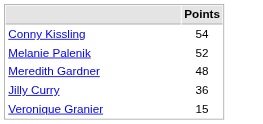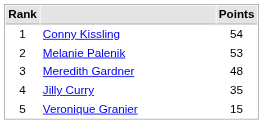+ column: (23, 15)
(202, 53) 52 -> (237, 53) 53
(202, 90) 36 -> (237, 90) 35
